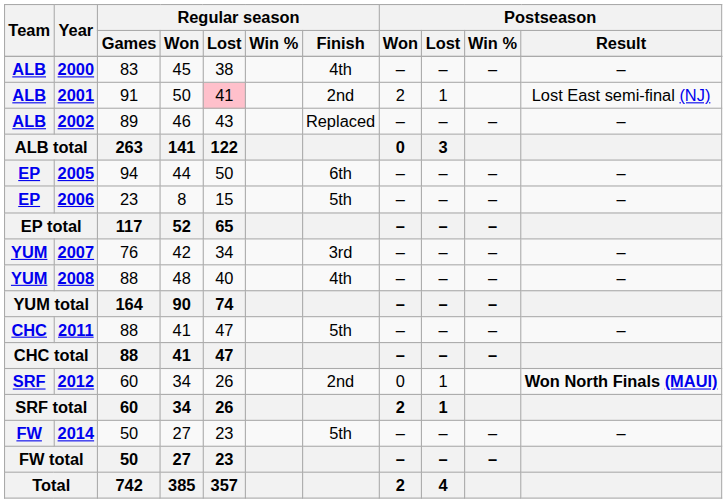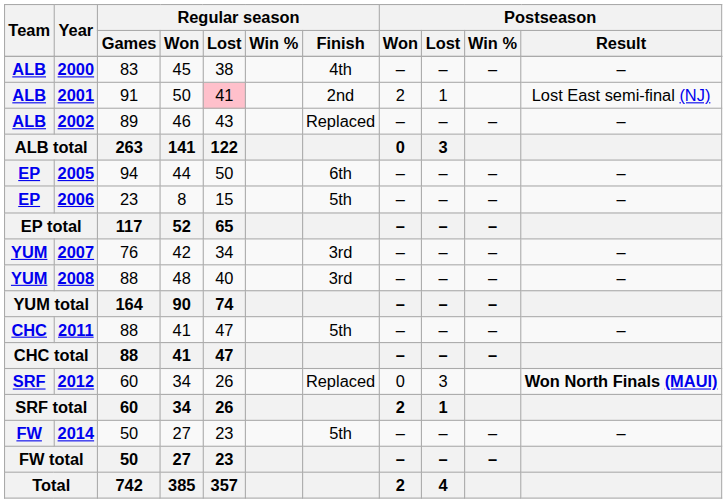(341, 278) 4th -> (341, 278) 3rd
(341, 382) 2nd -> (341, 382) Replaced
(443, 382) 1 -> (443, 382) 3
